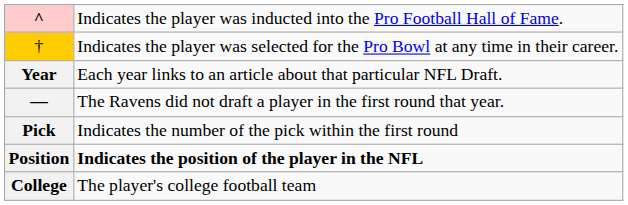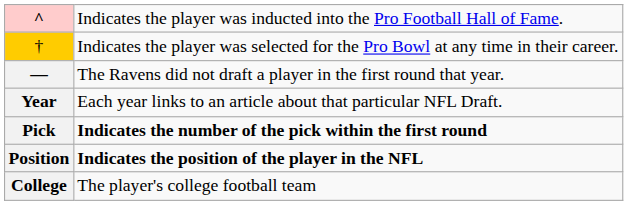rows swapped: (39, 102) <-> (39, 74)
(268, 130) normal -> (282, 130) bold
